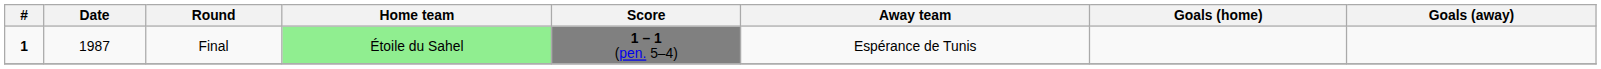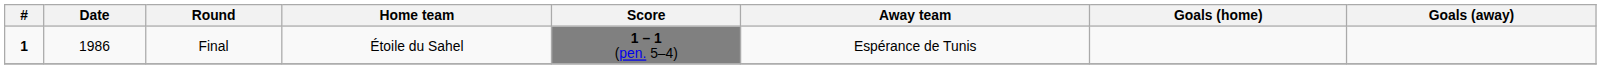(94, 45) 1987 -> (94, 45) 1986
(417, 45) lightgreen background -> (417, 45) no background
